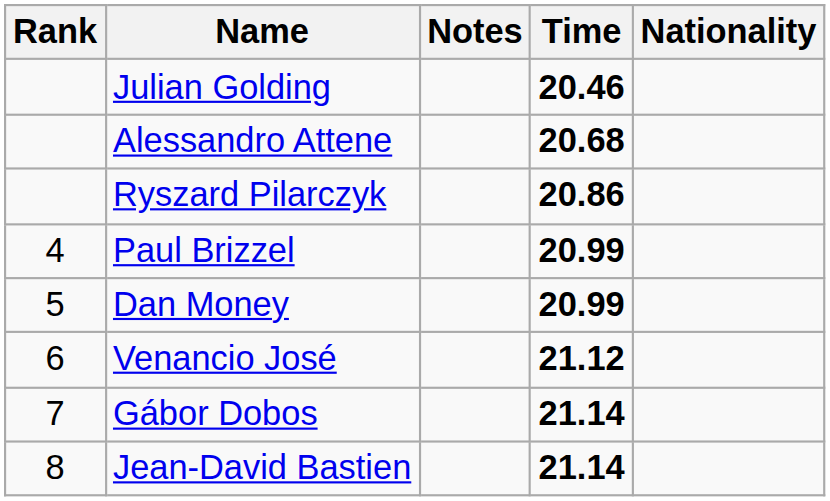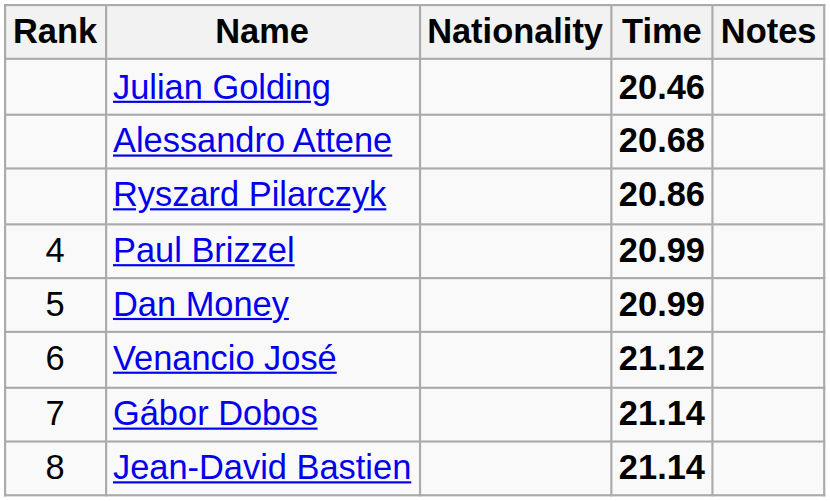columns swapped: (728, 31) <-> (475, 31)
